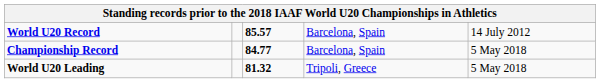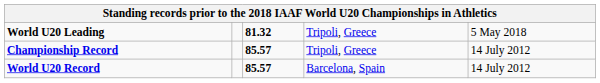rows swapped: (53, 31) <-> (56, 68)
(258, 50) 84.77 -> (258, 50) 85.57
(346, 50) Barcelona, Spain -> (341, 50) Tripoli, Greece
(499, 50) 5 May 2018 -> (501, 50) 14 July 2012
